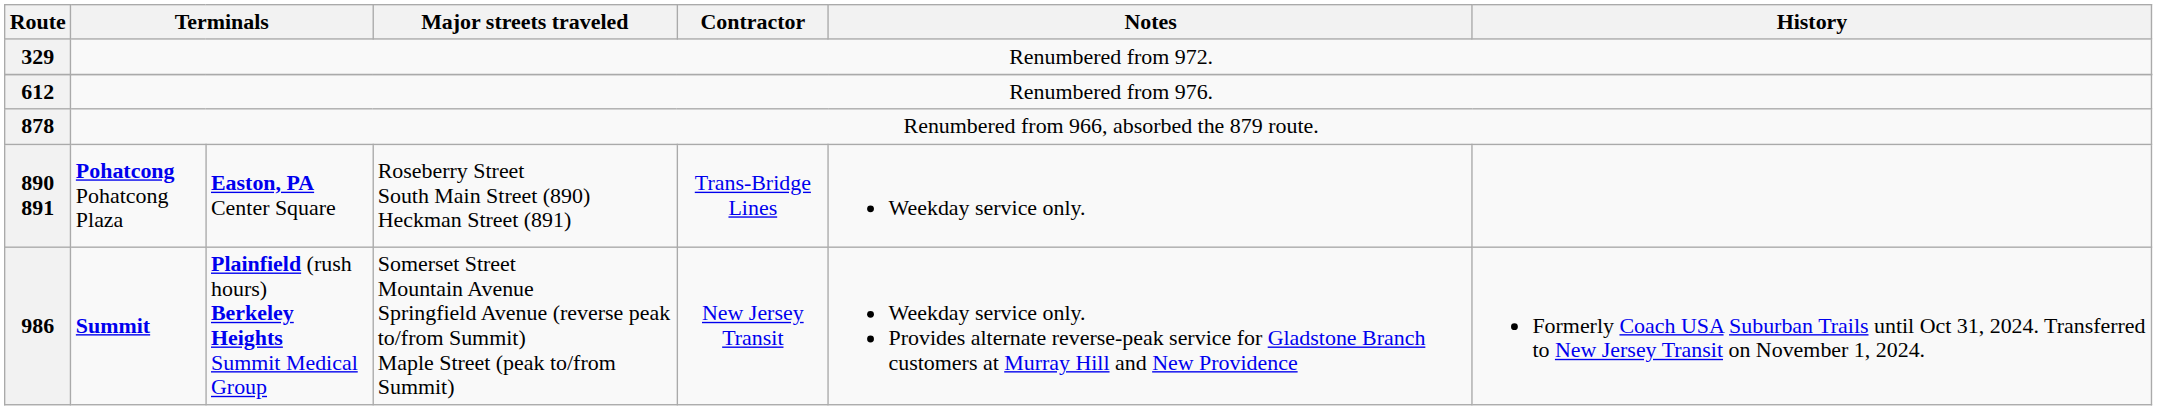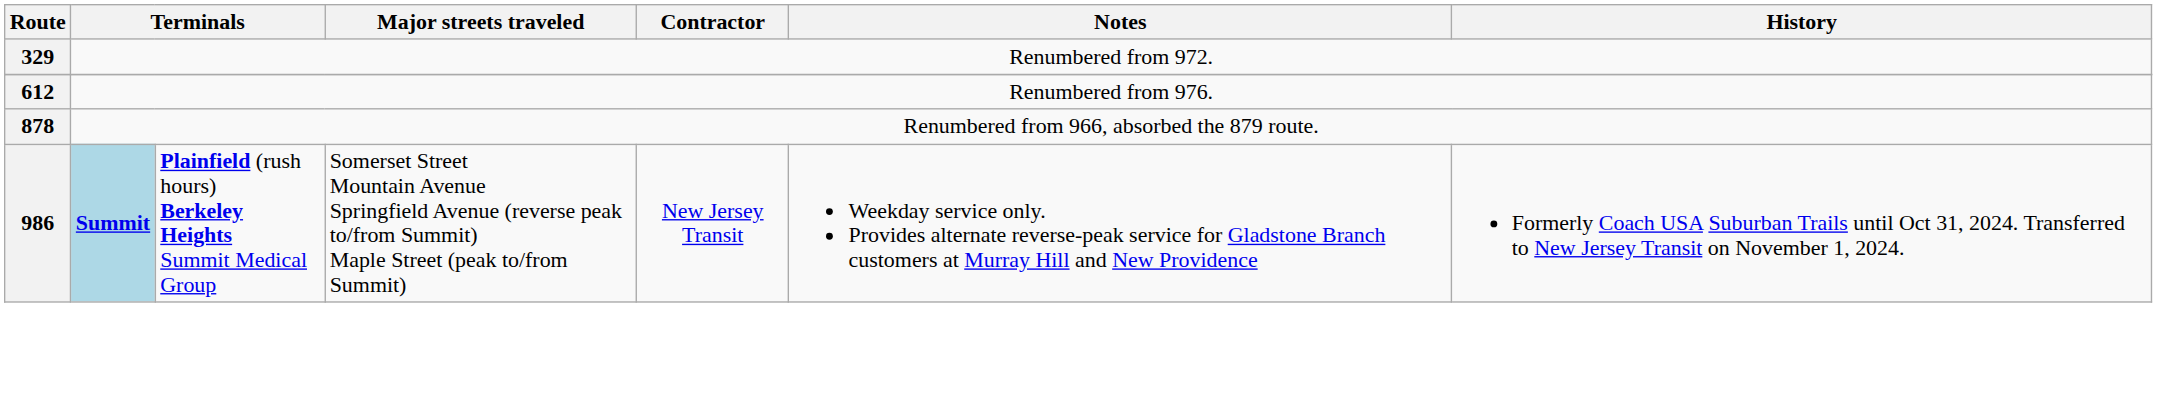- row: (38, 195)
(113, 325) no background -> (113, 222) lightblue background
